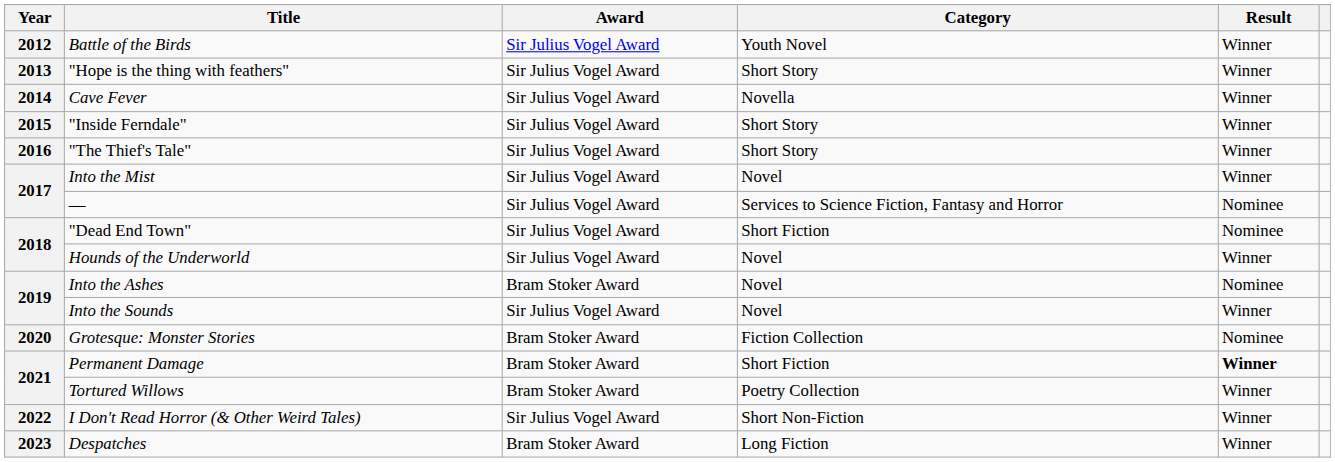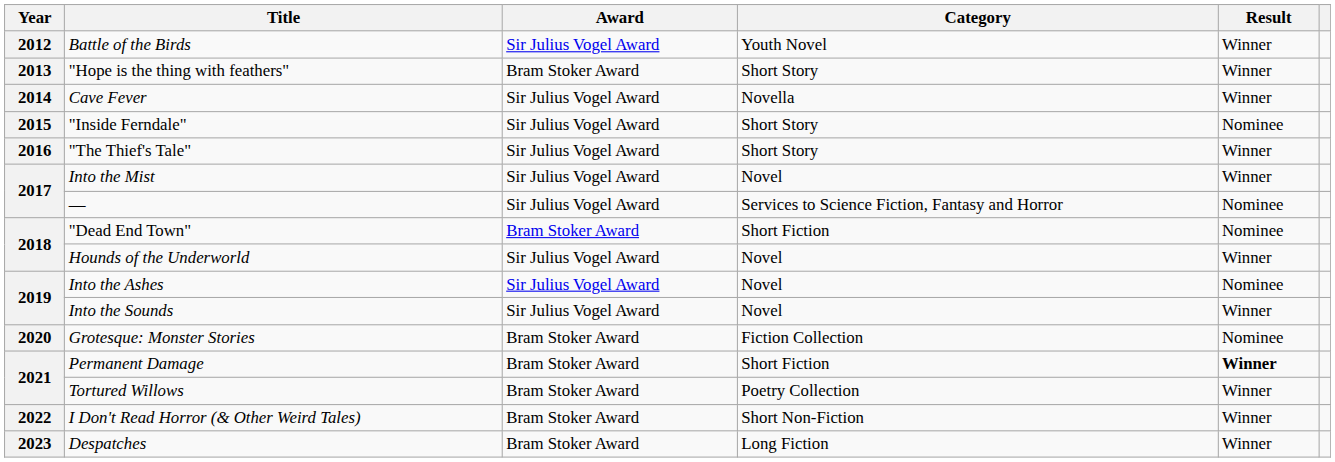(583, 71) Sir Julius Vogel Award -> (573, 71) Bram Stoker Award
(1247, 124) Winner -> (1253, 124) Nominee
(583, 230) Sir Julius Vogel Award -> (573, 230) Bram Stoker Award
(573, 284) Bram Stoker Award -> (583, 284) Sir Julius Vogel Award
(583, 417) Sir Julius Vogel Award -> (573, 417) Bram Stoker Award
